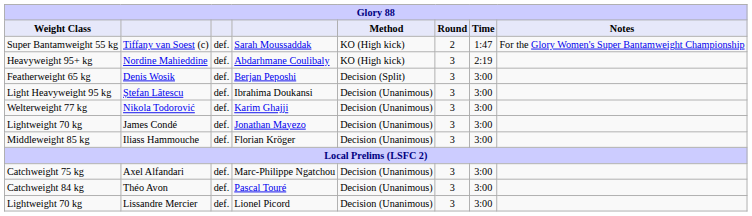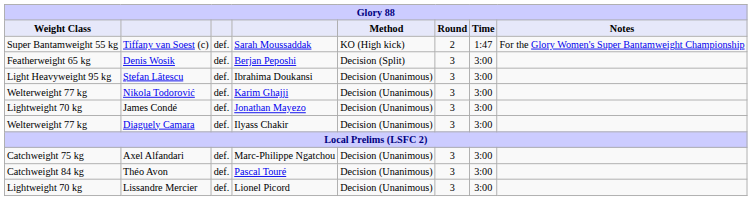- row: (165, 60)
- row: (161, 140)
+ row: (159, 124)
